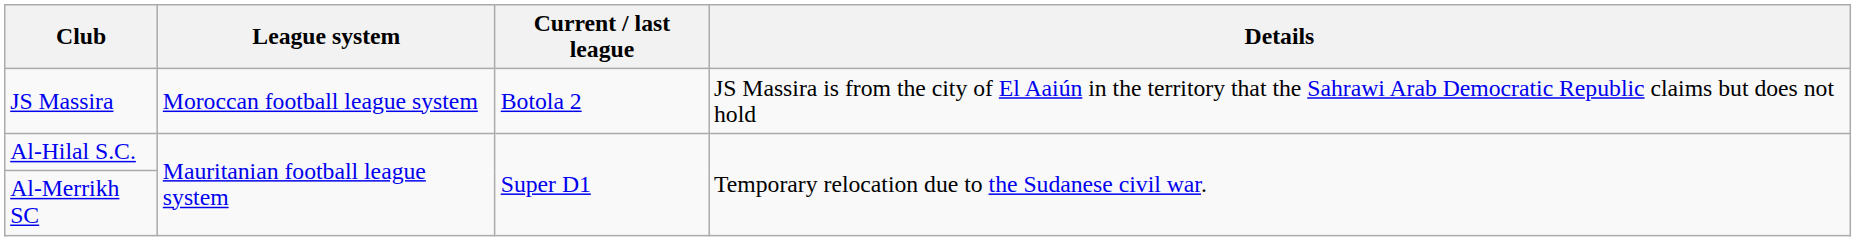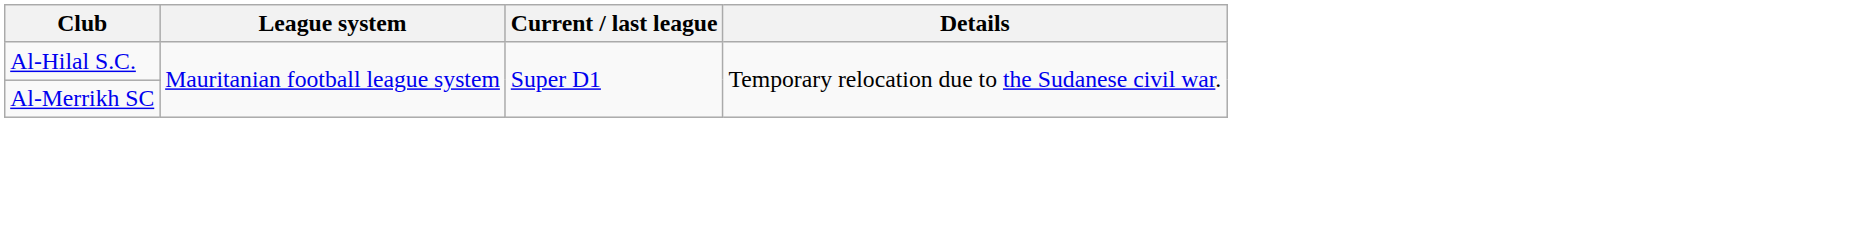- row: (62, 100)
